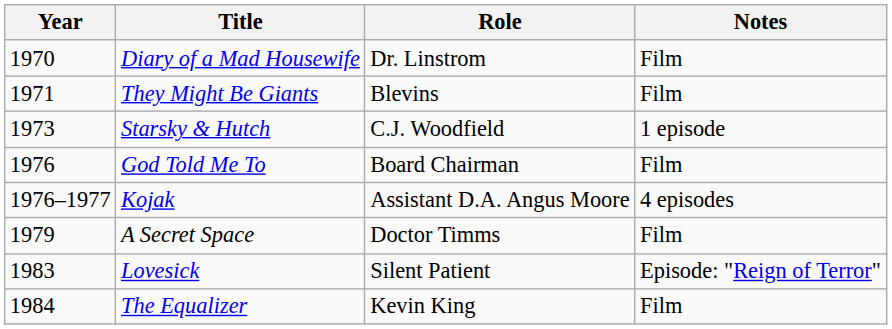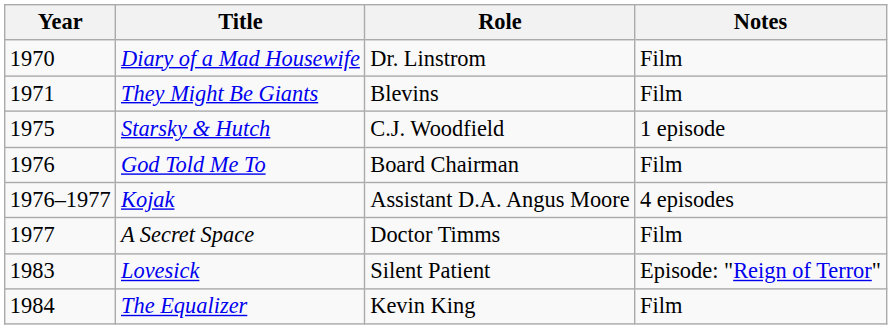(32, 128) 1973 -> (32, 128) 1975
(32, 235) 1979 -> (32, 235) 1977
